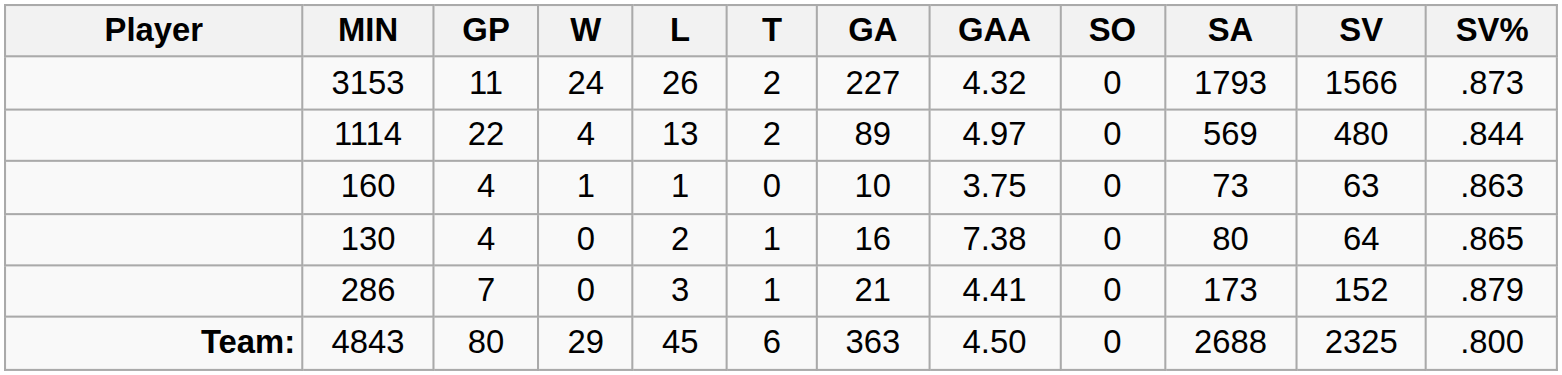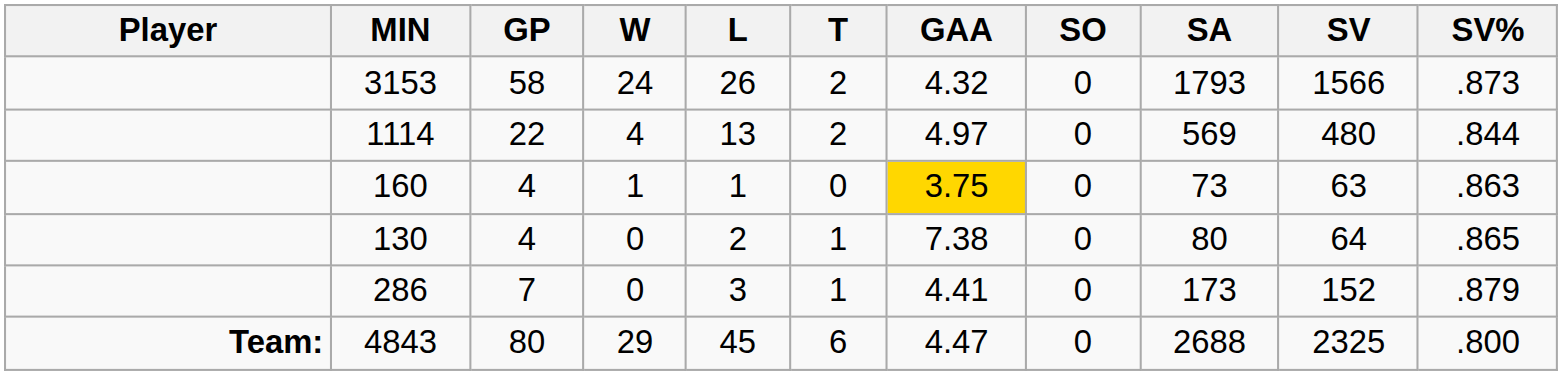- column: (873, 30)
(486, 82) 11 -> (527, 82) 58
(994, 186) no background -> (957, 186) gold background
(994, 342) 4.50 -> (957, 342) 4.47
